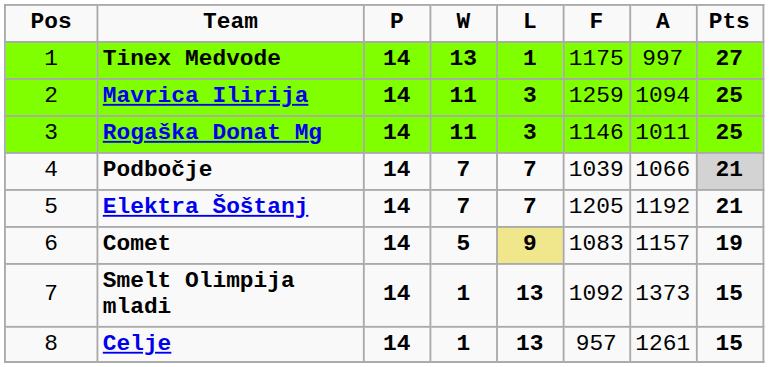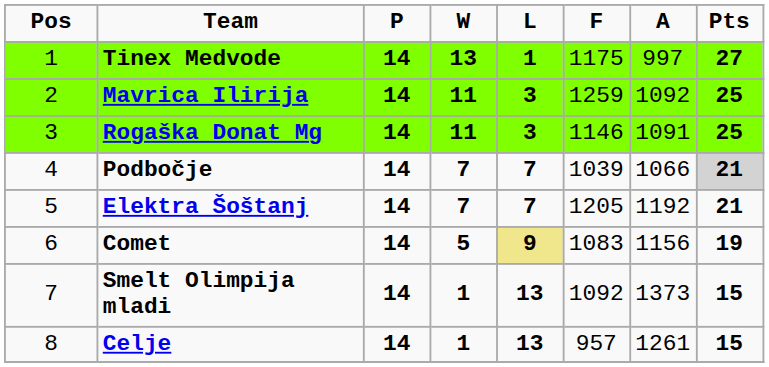(663, 97) 1094 -> (663, 97) 1092
(663, 134) 1011 -> (663, 134) 1091
(663, 245) 1157 -> (663, 245) 1156
